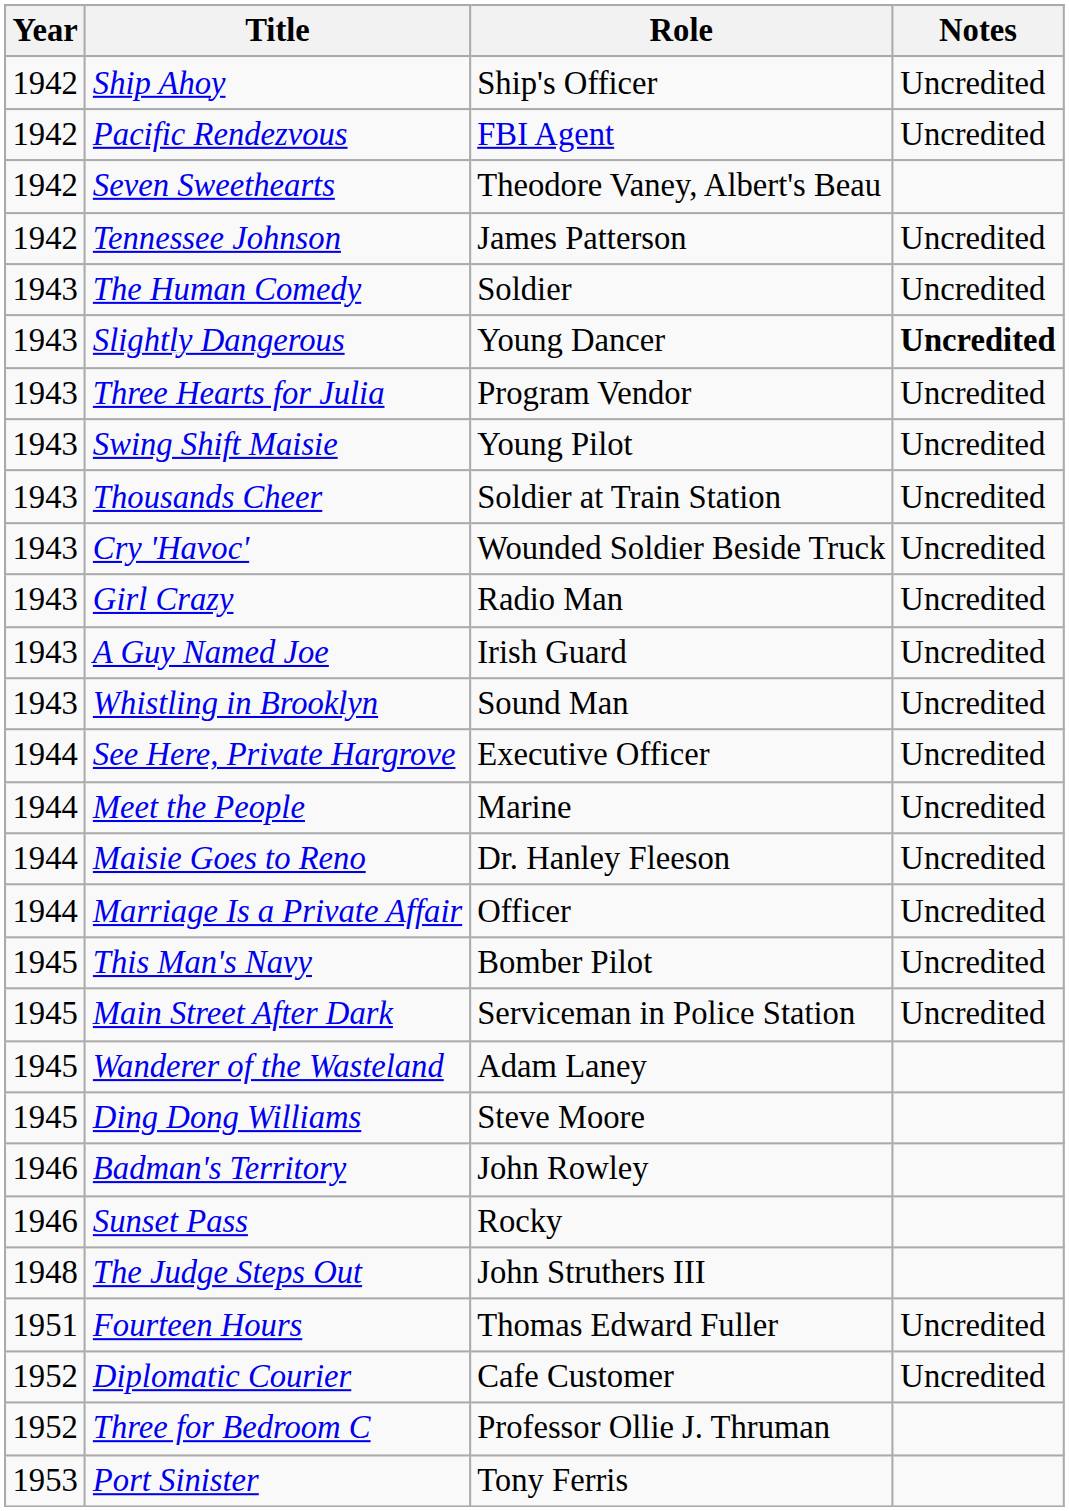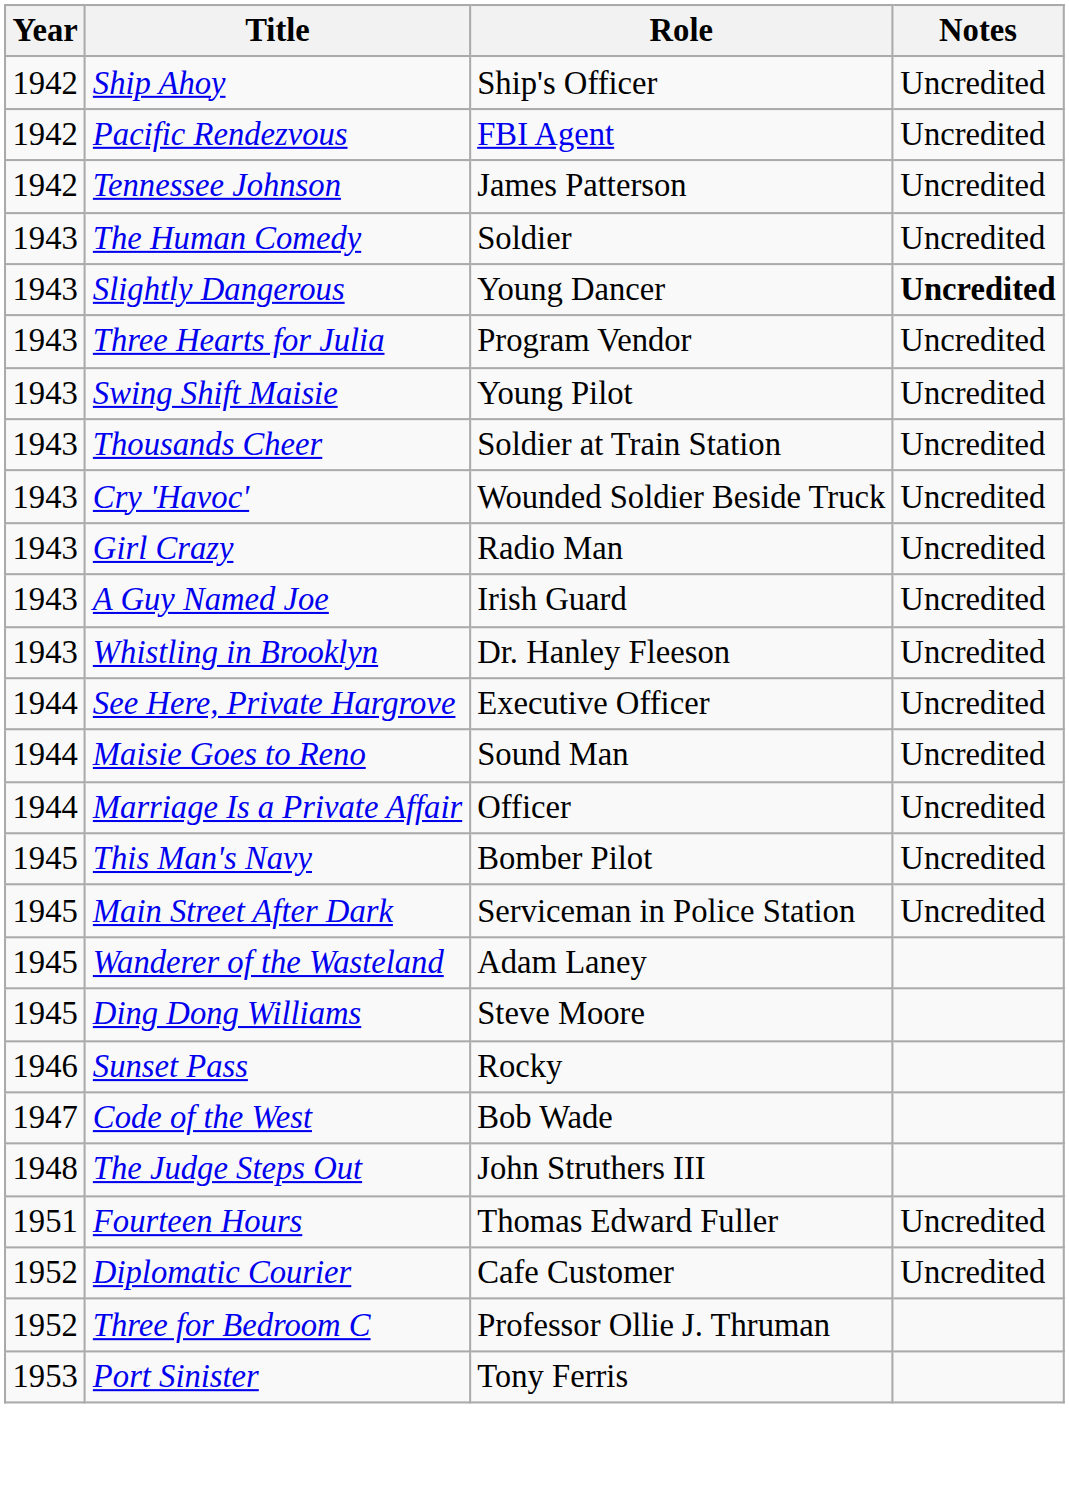- row: (214, 185)
(553, 703) Sound Man -> (604, 651) Dr. Hanley Fleeson
- row: (199, 806)
(604, 858) Dr. Hanley Fleeson -> (553, 755) Sound Man
- row: (220, 1169)
+ row: (202, 1117)
